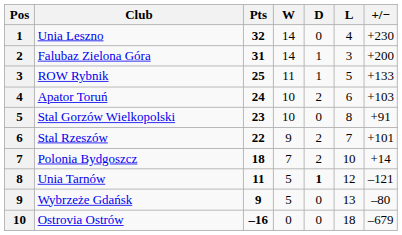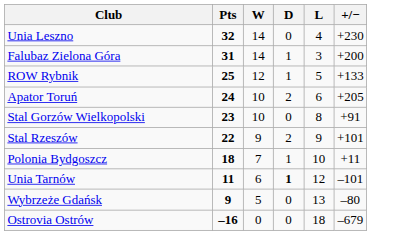- column: (20, 14)
(289, 76) 11 -> (258, 76) 12
(381, 96) +103 -> (350, 96) +205
(349, 138) 7 -> (319, 138) 9
(319, 158) 2 -> (289, 158) 1
(381, 158) +14 -> (350, 158) +11
(289, 179) 5 -> (258, 179) 6
(381, 179) –121 -> (350, 179) –101
